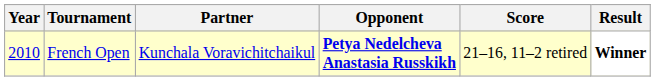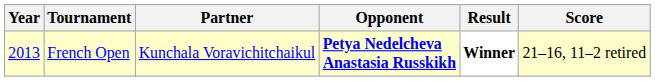columns swapped: (525, 17) <-> (620, 17)
(24, 53) 2010 -> (24, 53) 2013
